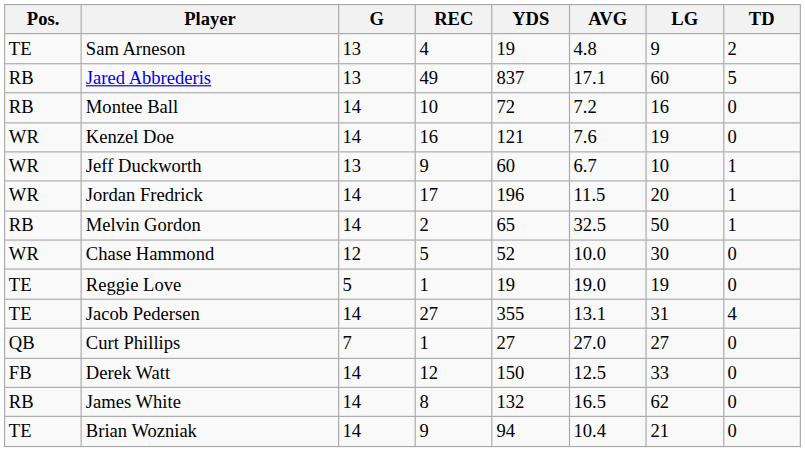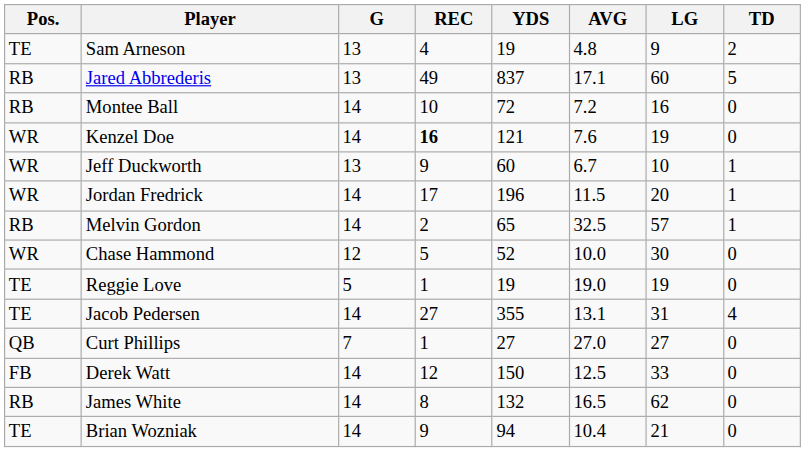(429, 136) normal -> (429, 136) bold
(660, 225) 50 -> (660, 225) 57
